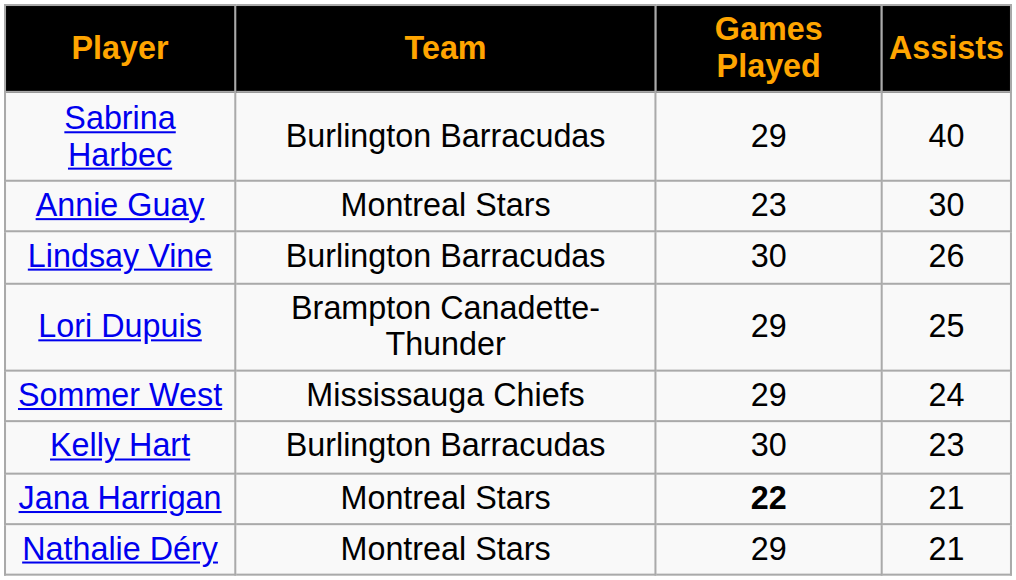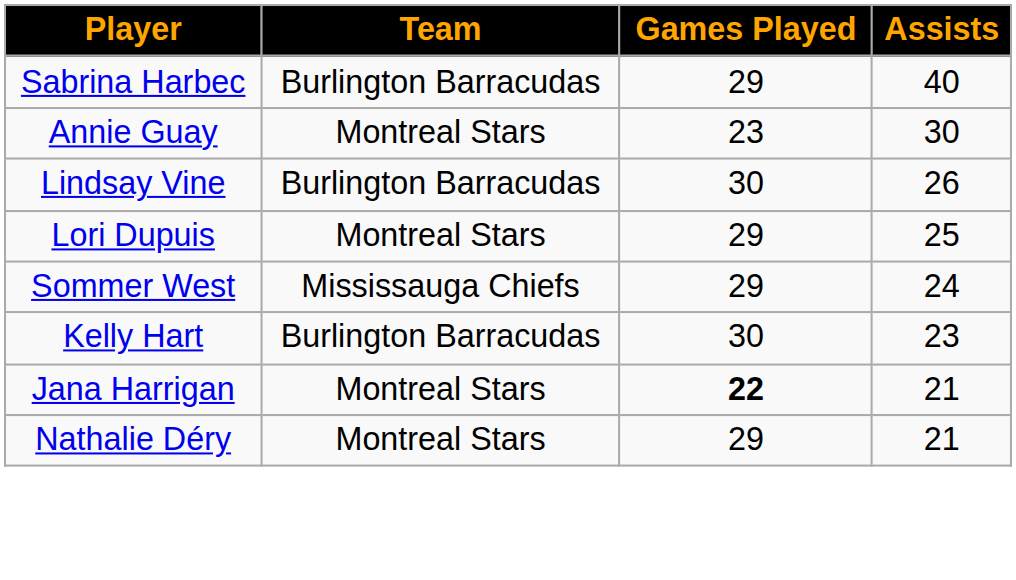(446, 326) Brampton Canadette-Thunder -> (441, 235) Montreal Stars
